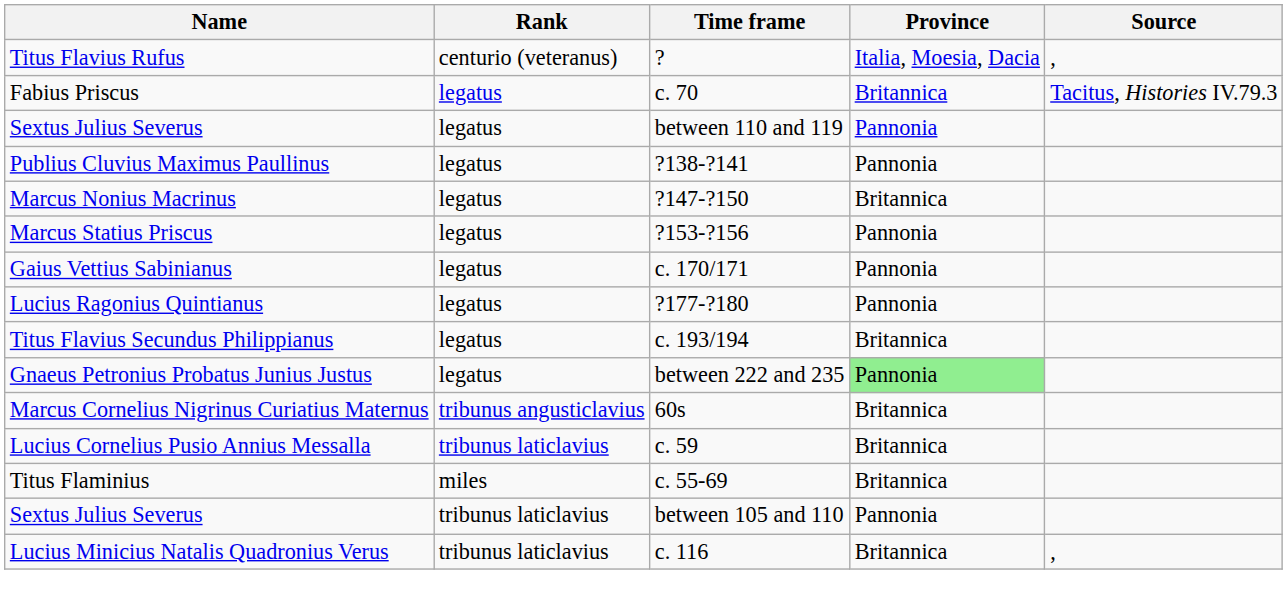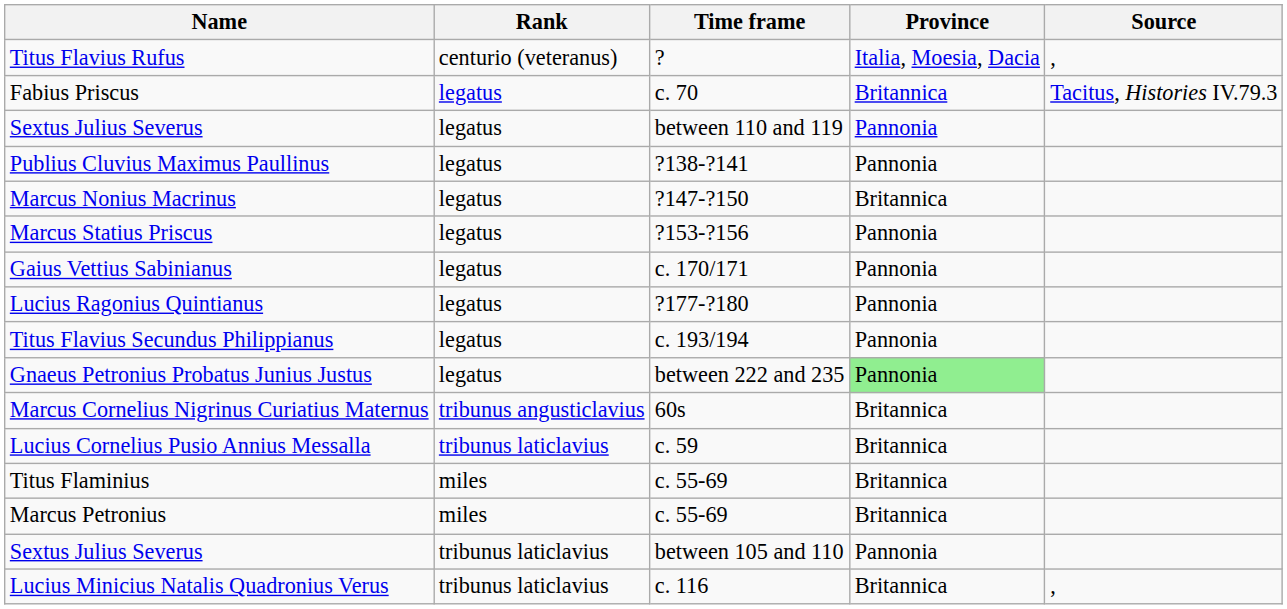(901, 339) Britannica -> (896, 339) Pannonia
+ row: (88, 515)
